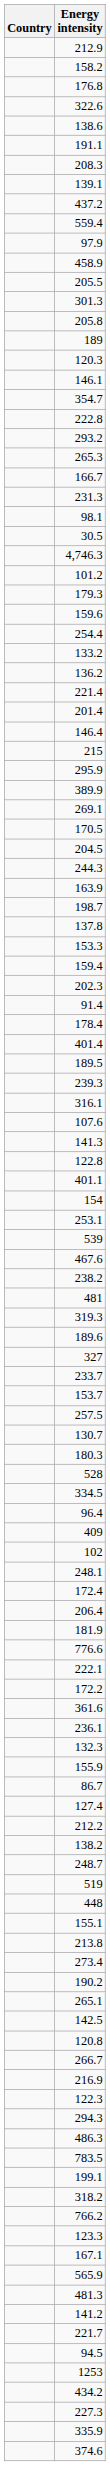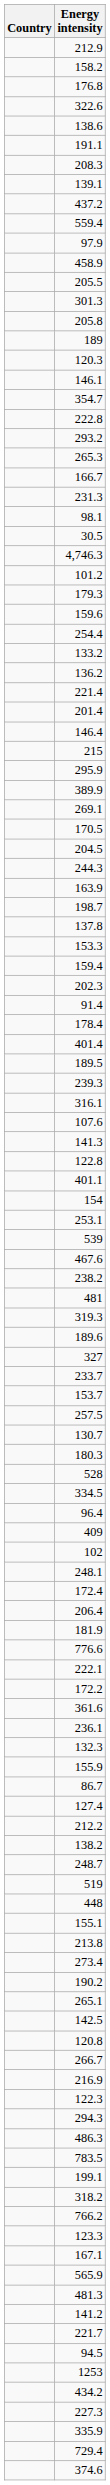+ row: (89, 2450)
